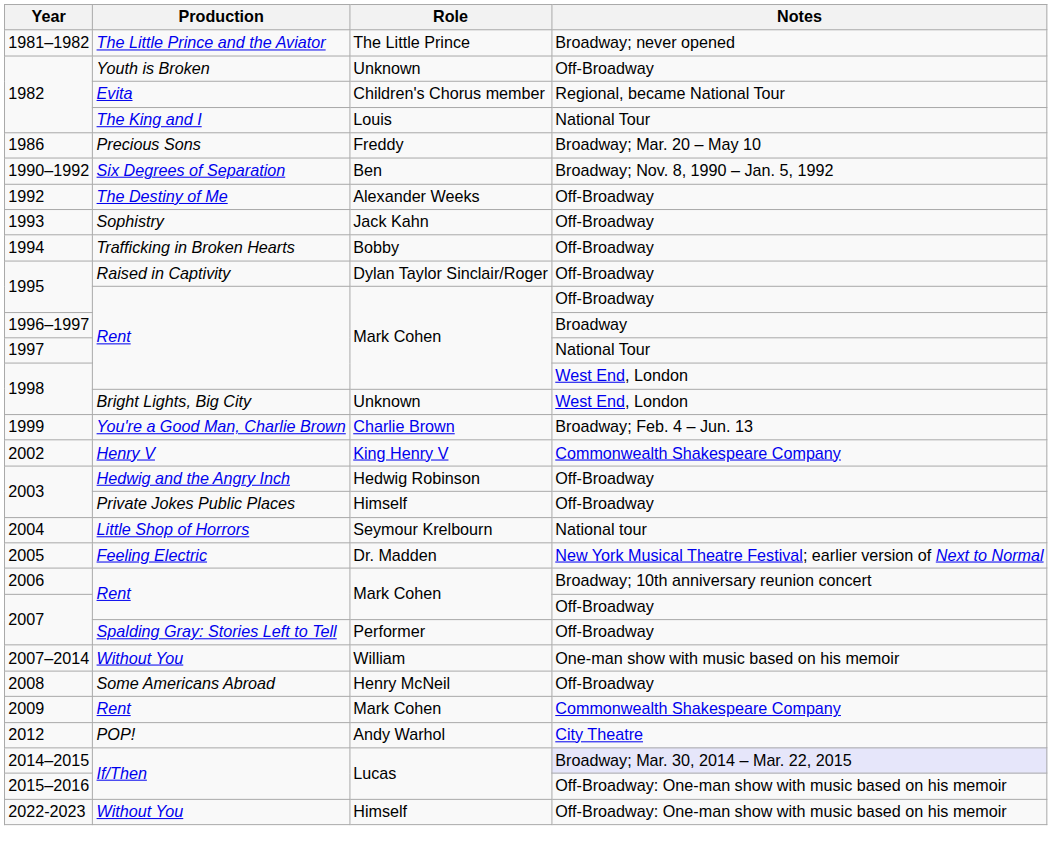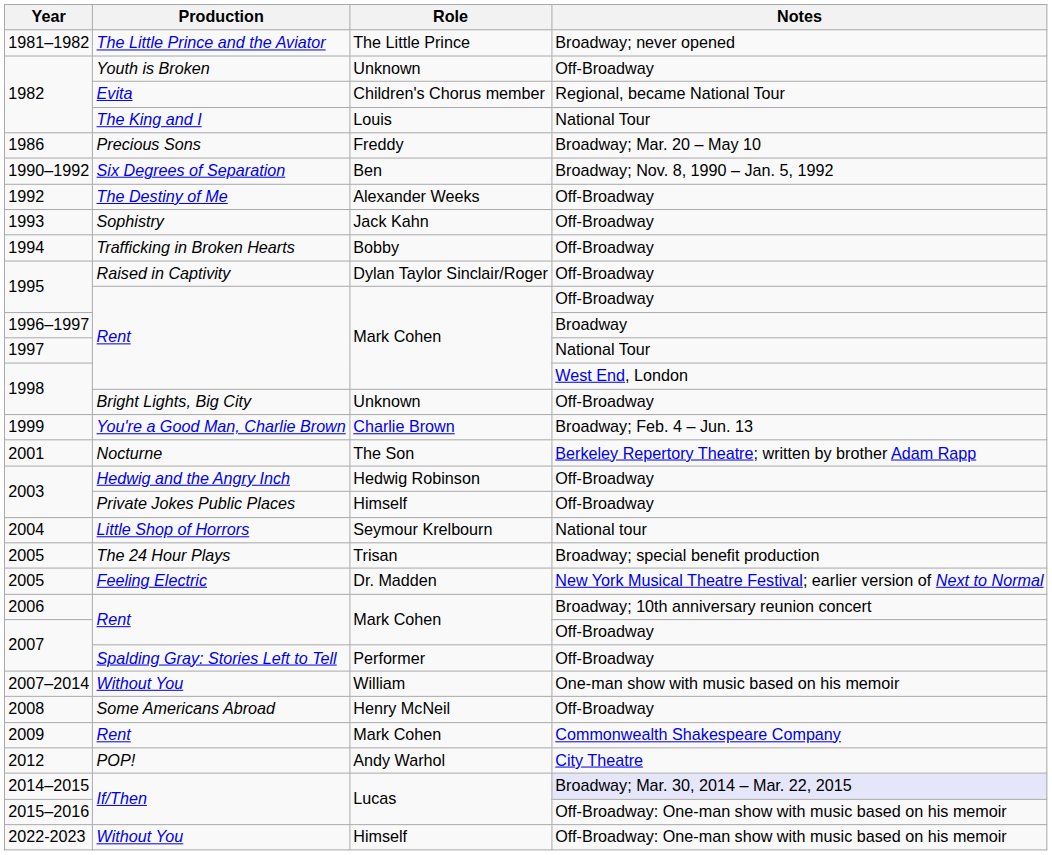(622, 401) West End, London -> (605, 401) Off-Broadway
+ row: (26, 453)
- row: (26, 453)
+ row: (26, 555)
